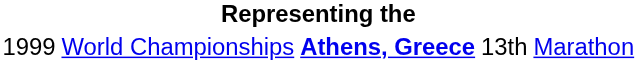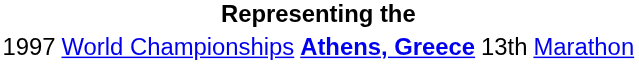(29, 47) 1999 -> (29, 47) 1997
